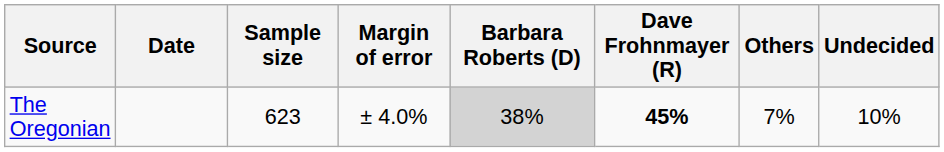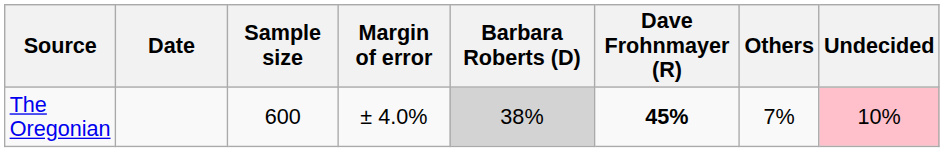(283, 116) 623 -> (283, 116) 600
(879, 116) no background -> (879, 116) pink background
